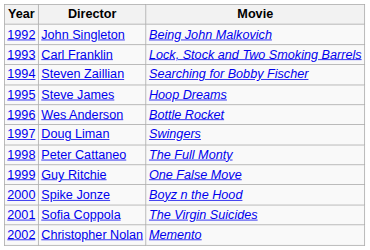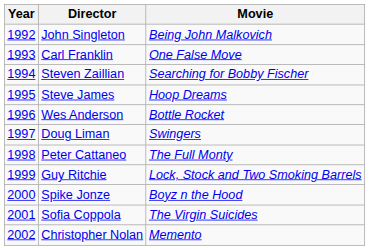(255, 54) Lock, Stock and Two Smoking Barrels -> (195, 54) One False Move
(195, 174) One False Move -> (255, 174) Lock, Stock and Two Smoking Barrels
